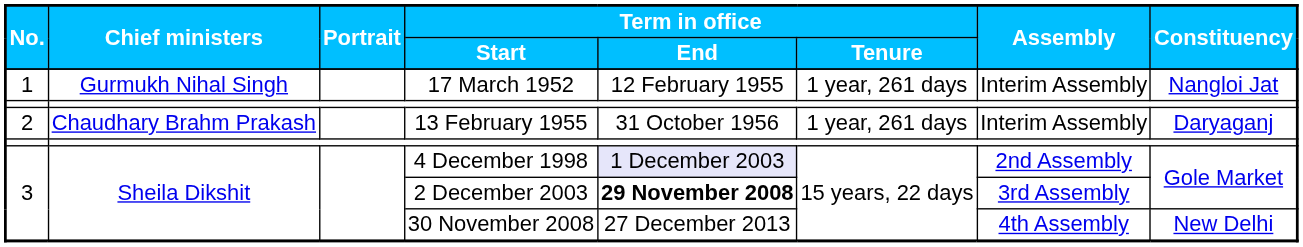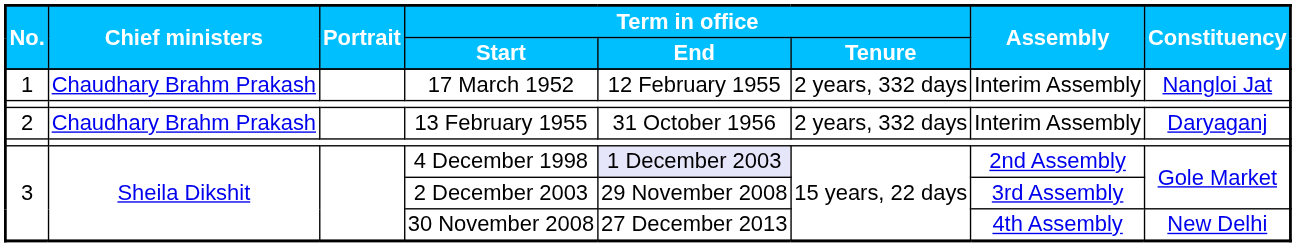(184, 84) Gurmukh Nihal Singh -> (184, 84) Chaudhary Brahm Prakash
(887, 84) 1 year, 261 days -> (881, 84) 2 years, 332 days
(887, 123) 1 year, 261 days -> (881, 123) 2 years, 332 days
(697, 192) bold -> (694, 192) normal
